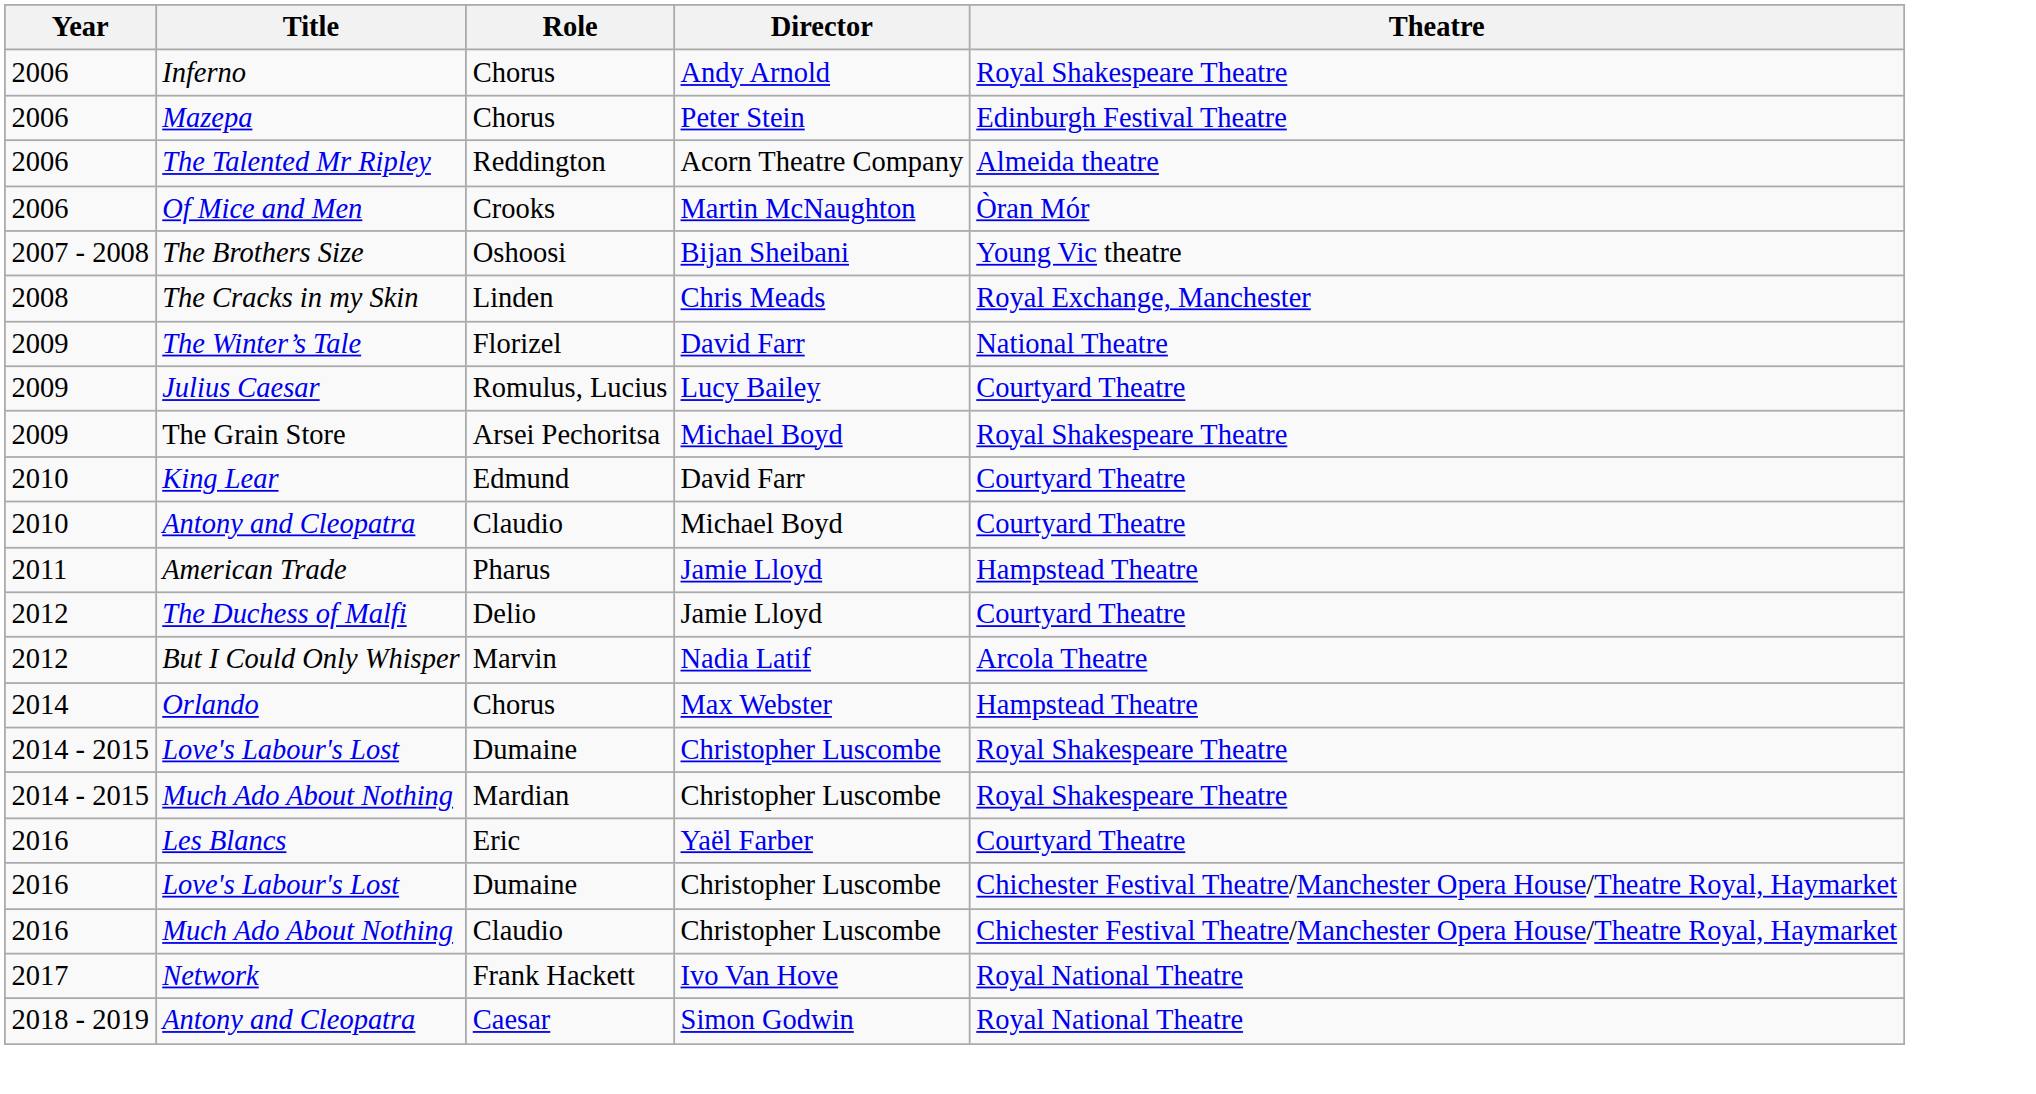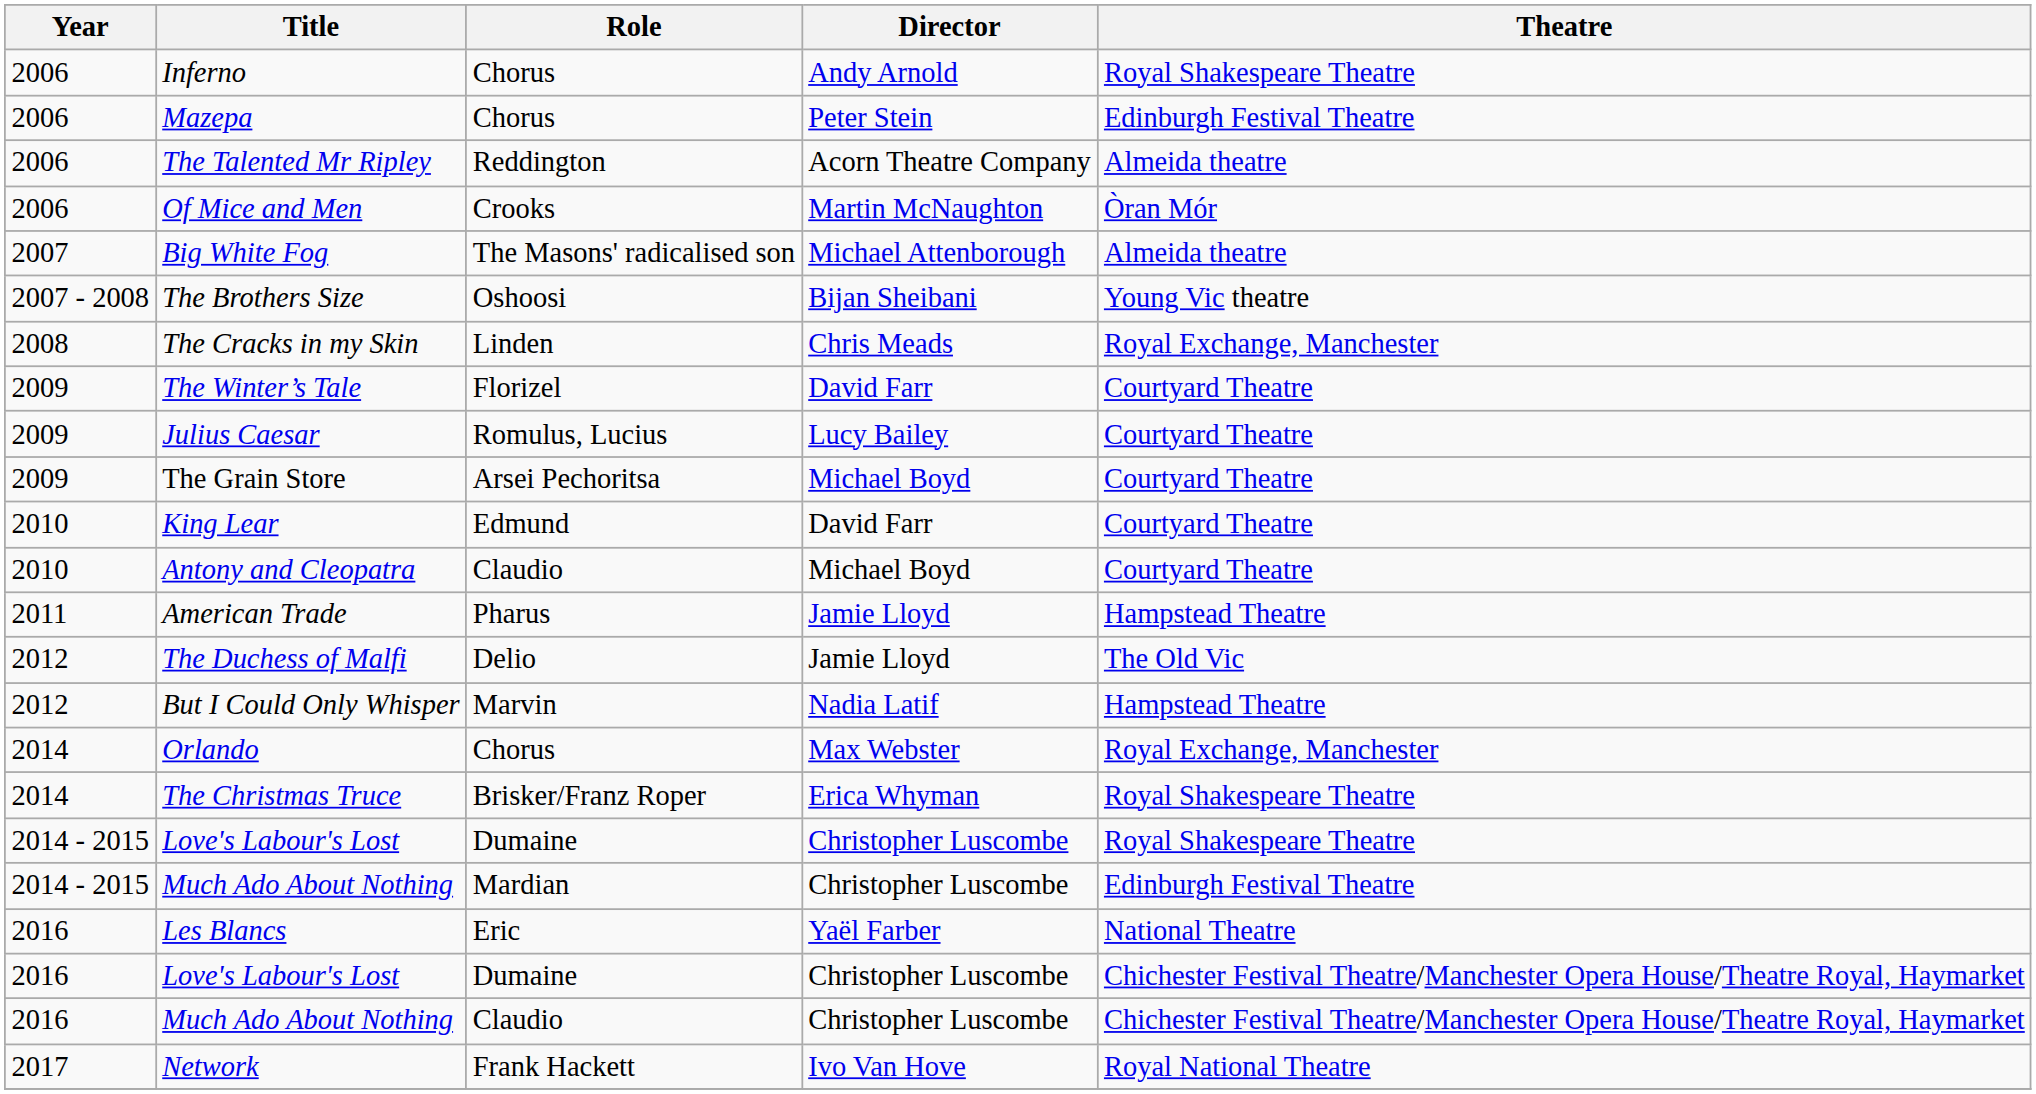+ row: (40, 252)
(1072, 343) National Theatre -> (1208, 388) Courtyard Theatre
(1132, 433) Royal Shakespeare Theatre -> (1208, 478) Courtyard Theatre
(1081, 614) Courtyard Theatre -> (1174, 659) The Old Vic
(1062, 659) Arcola Theatre -> (1215, 704) Hampstead Theatre
(1087, 704) Hampstead Theatre -> (1271, 749) Royal Exchange, Manchester
+ row: (40, 794)
(1132, 794) Royal Shakespeare Theatre -> (1259, 885) Edinburgh Festival Theatre
(1081, 840) Courtyard Theatre -> (1200, 930) National Theatre
- row: (80, 1020)
